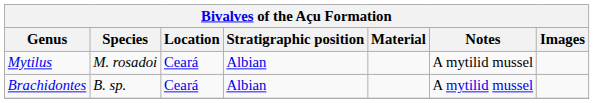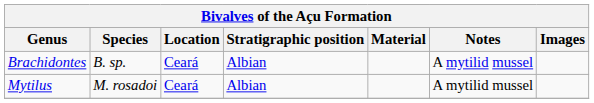rows swapped: (47, 86) <-> (30, 62)
